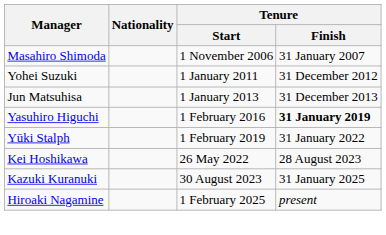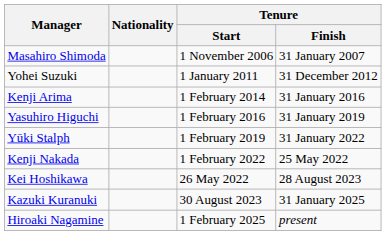- row: (45, 96)
+ row: (40, 96)
(325, 117) bold -> (322, 117) normal
+ row: (43, 158)
